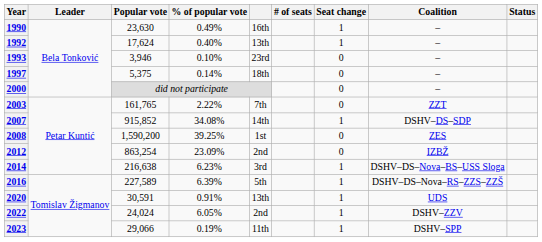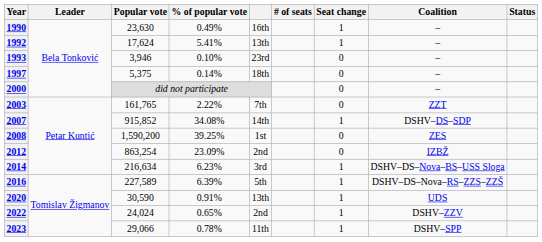(209, 43) 0.40% -> (209, 43) 5.41%
(140, 167) 216,638 -> (140, 167) 216,634
(140, 197) 30,591 -> (140, 197) 30,590
(209, 213) 6.05% -> (209, 213) 0.65%
(209, 228) 0.19% -> (209, 228) 0.78%
